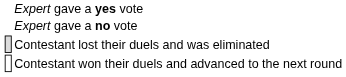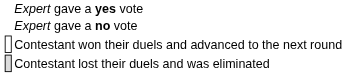rows swapped: (178, 63) <-> (142, 44)
